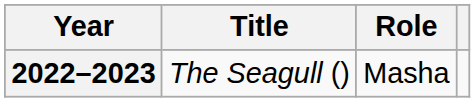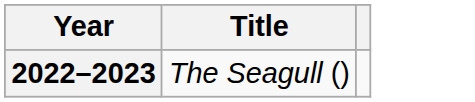- column: (406, 27)
